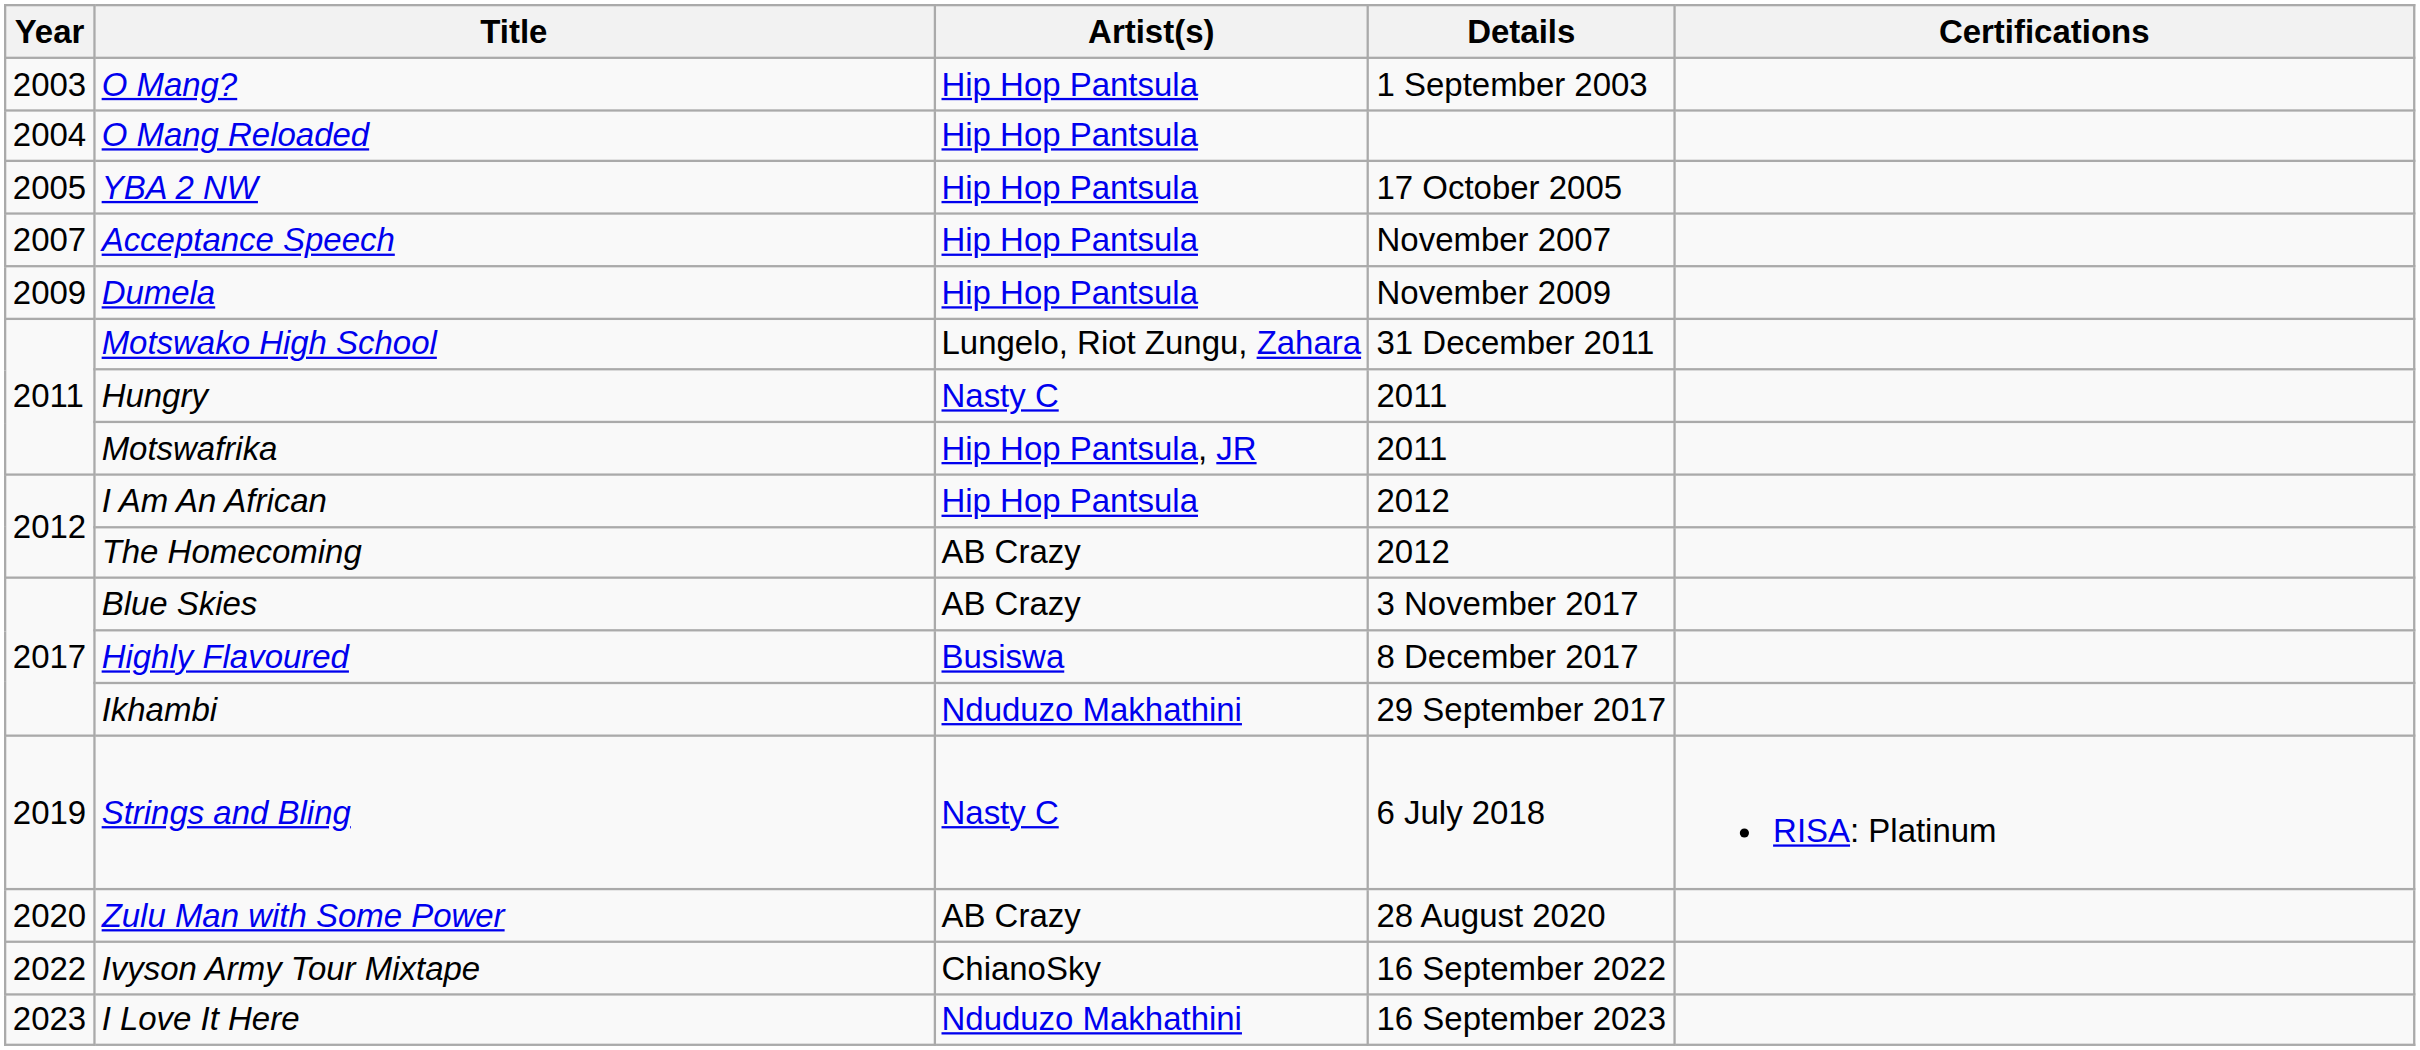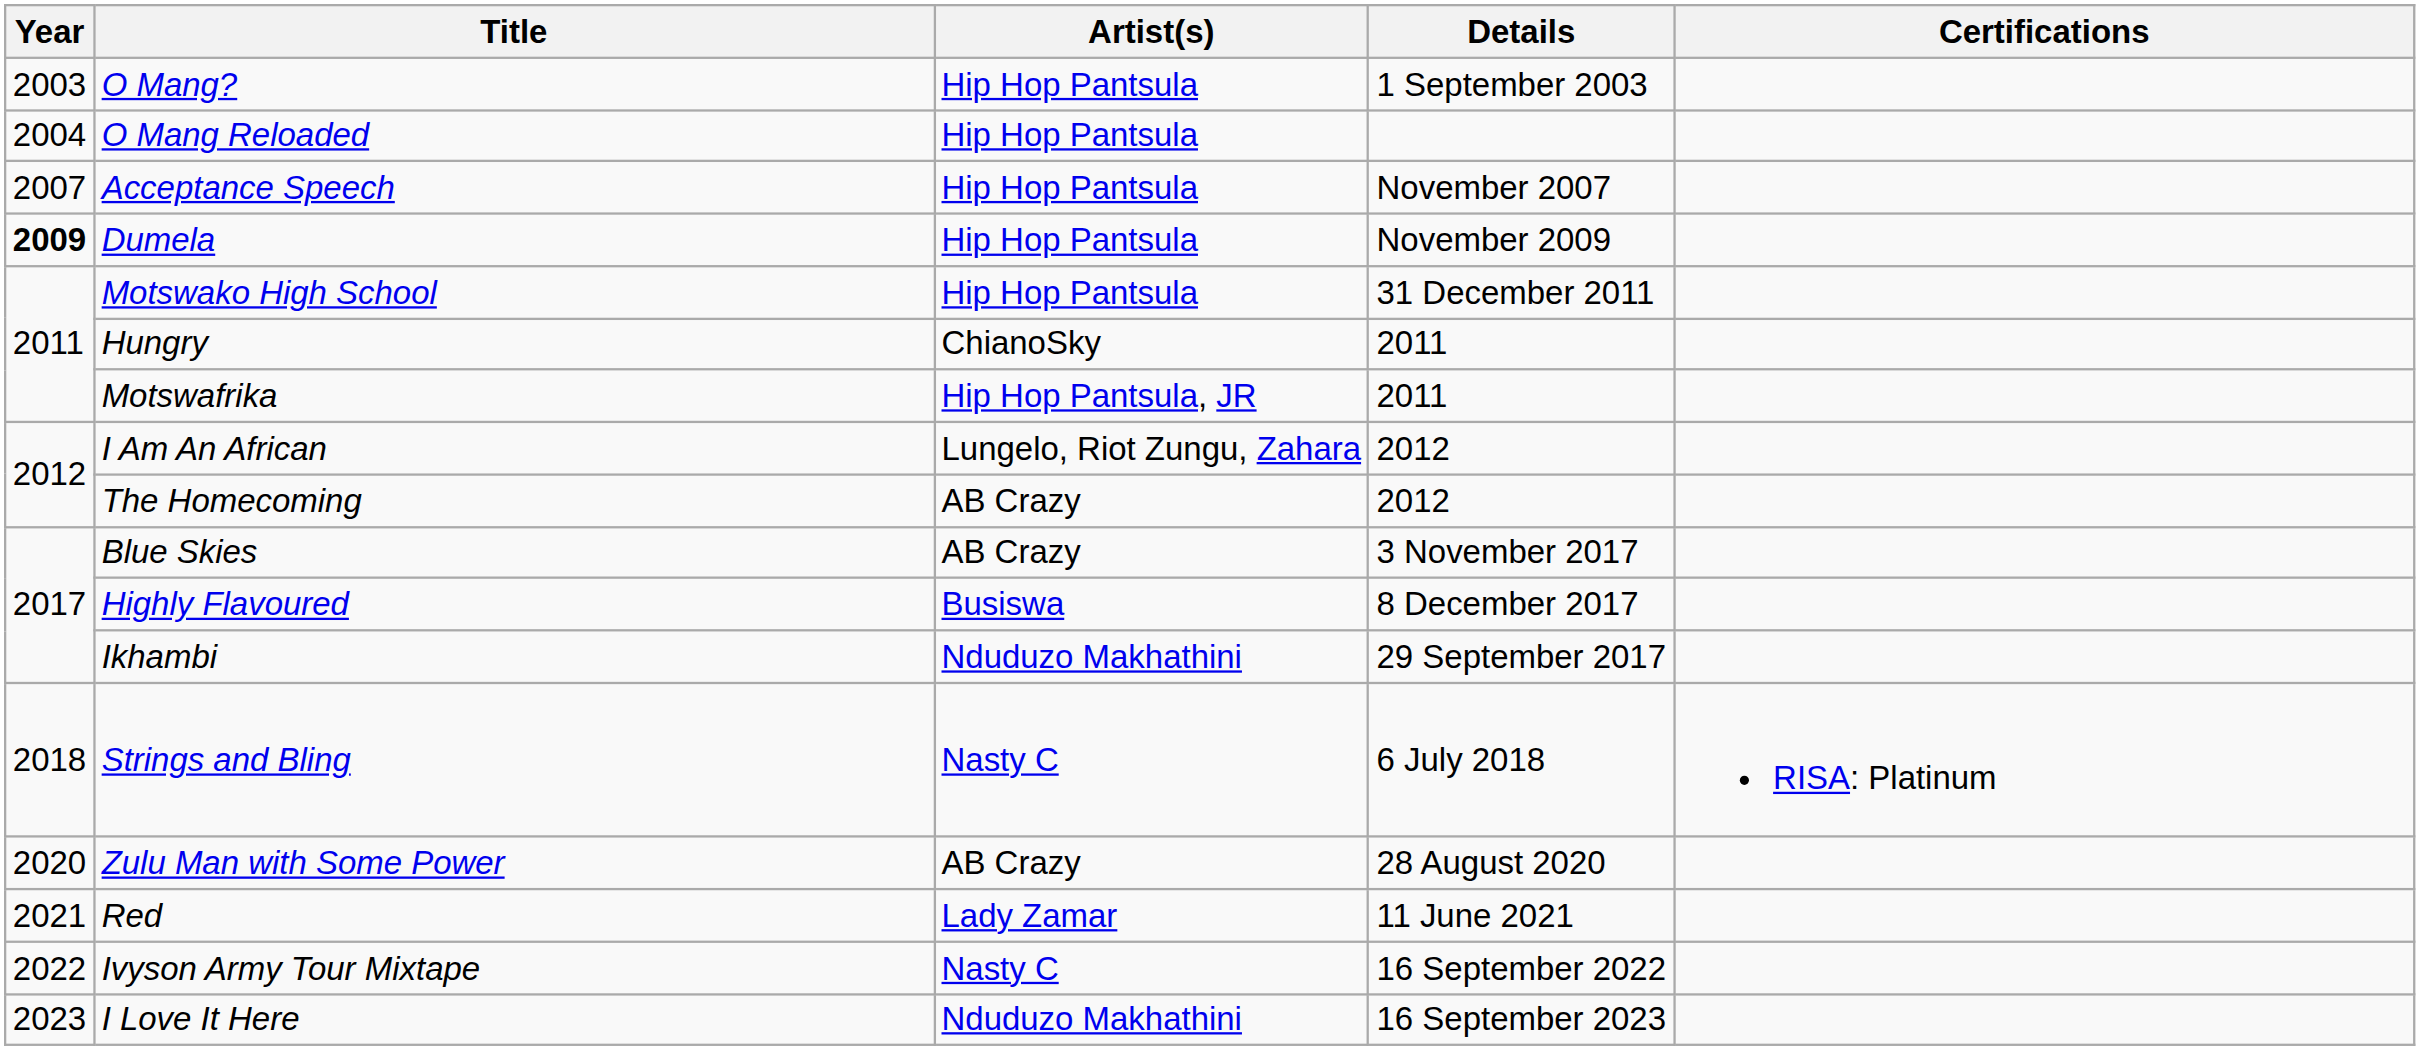- row: (180, 188)
(50, 292) normal -> (50, 240) bold
(1151, 344) Lungelo, Riot Zungu, Zahara -> (1070, 292) Hip Hop Pantsula
(1000, 396) Nasty C -> (1021, 344) ChianoSky
(1070, 500) Hip Hop Pantsula -> (1151, 448) Lungelo, Riot Zungu, Zahara
(50, 812) 2019 -> (50, 760) 2018
+ row: (132, 916)
(1021, 968) ChianoSky -> (1000, 968) Nasty C
